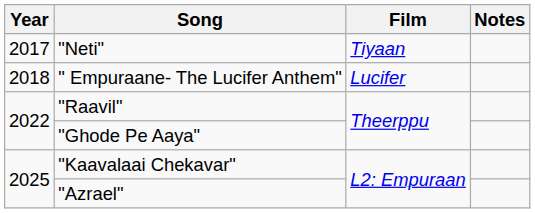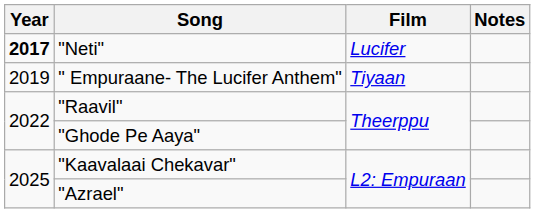(29, 48) normal -> (29, 48) bold
(378, 48) Tiyaan -> (378, 48) Lucifer
(29, 78) 2018 -> (29, 78) 2019
(378, 78) Lucifer -> (378, 78) Tiyaan
